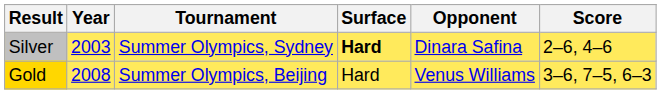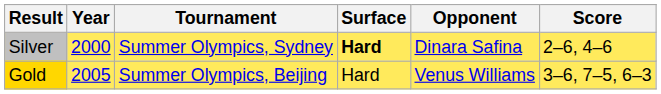(91, 46) 2003 -> (91, 46) 2000
(91, 74) 2008 -> (91, 74) 2005
